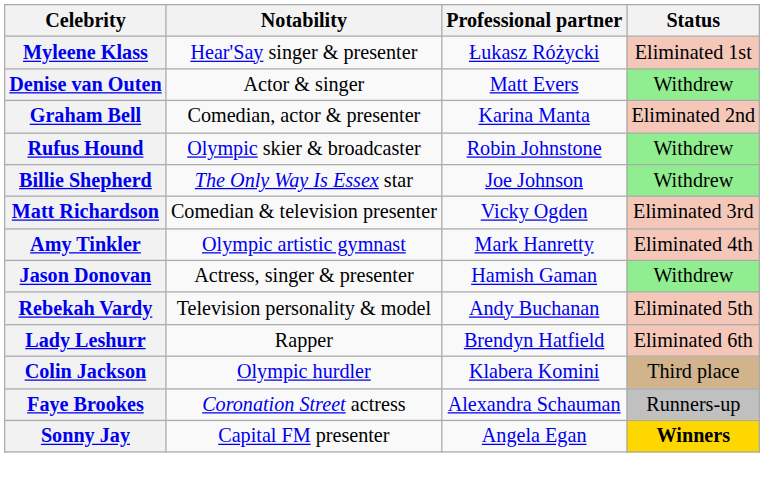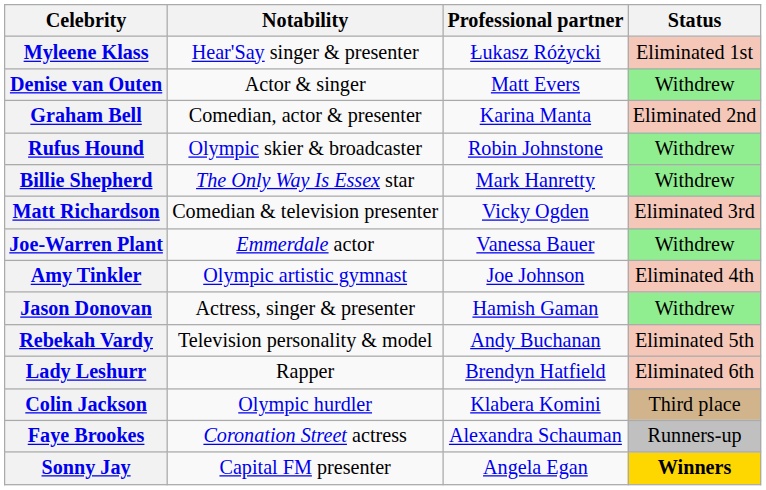(534, 180) Joe Johnson -> (535, 180) Mark Hanretty
+ row: (86, 244)
(534, 244) Mark Hanretty -> (535, 276) Joe Johnson
